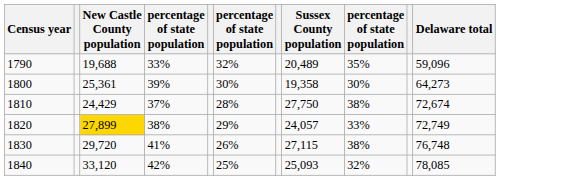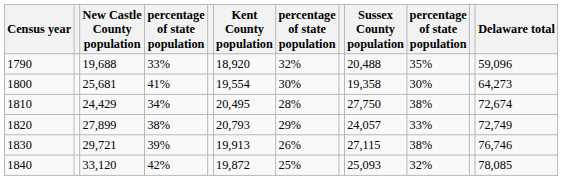+ column: (244, 29)
(302, 64) 20,489 -> (364, 64) 20,488
(100, 84) 25,361 -> (100, 84) 25,681
(159, 84) 39% -> (159, 84) 41%
(159, 104) 37% -> (159, 104) 34%
(100, 125) gold background -> (100, 125) no background
(100, 145) 29,720 -> (100, 145) 29,721
(159, 145) 41% -> (159, 145) 39%
(433, 145) 76,748 -> (495, 145) 76,746
